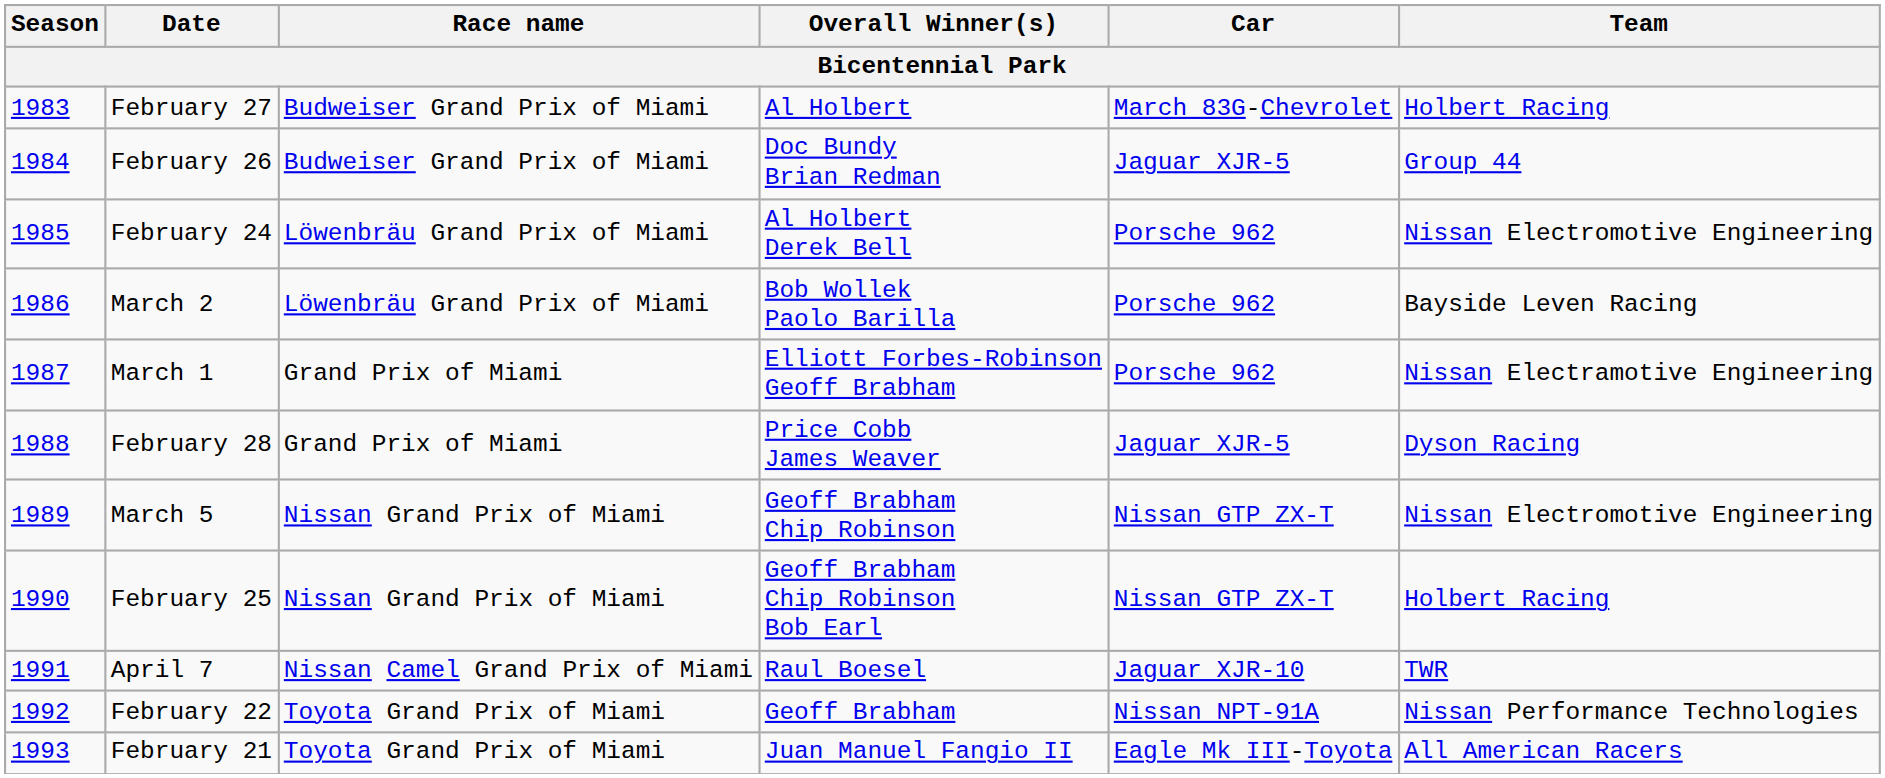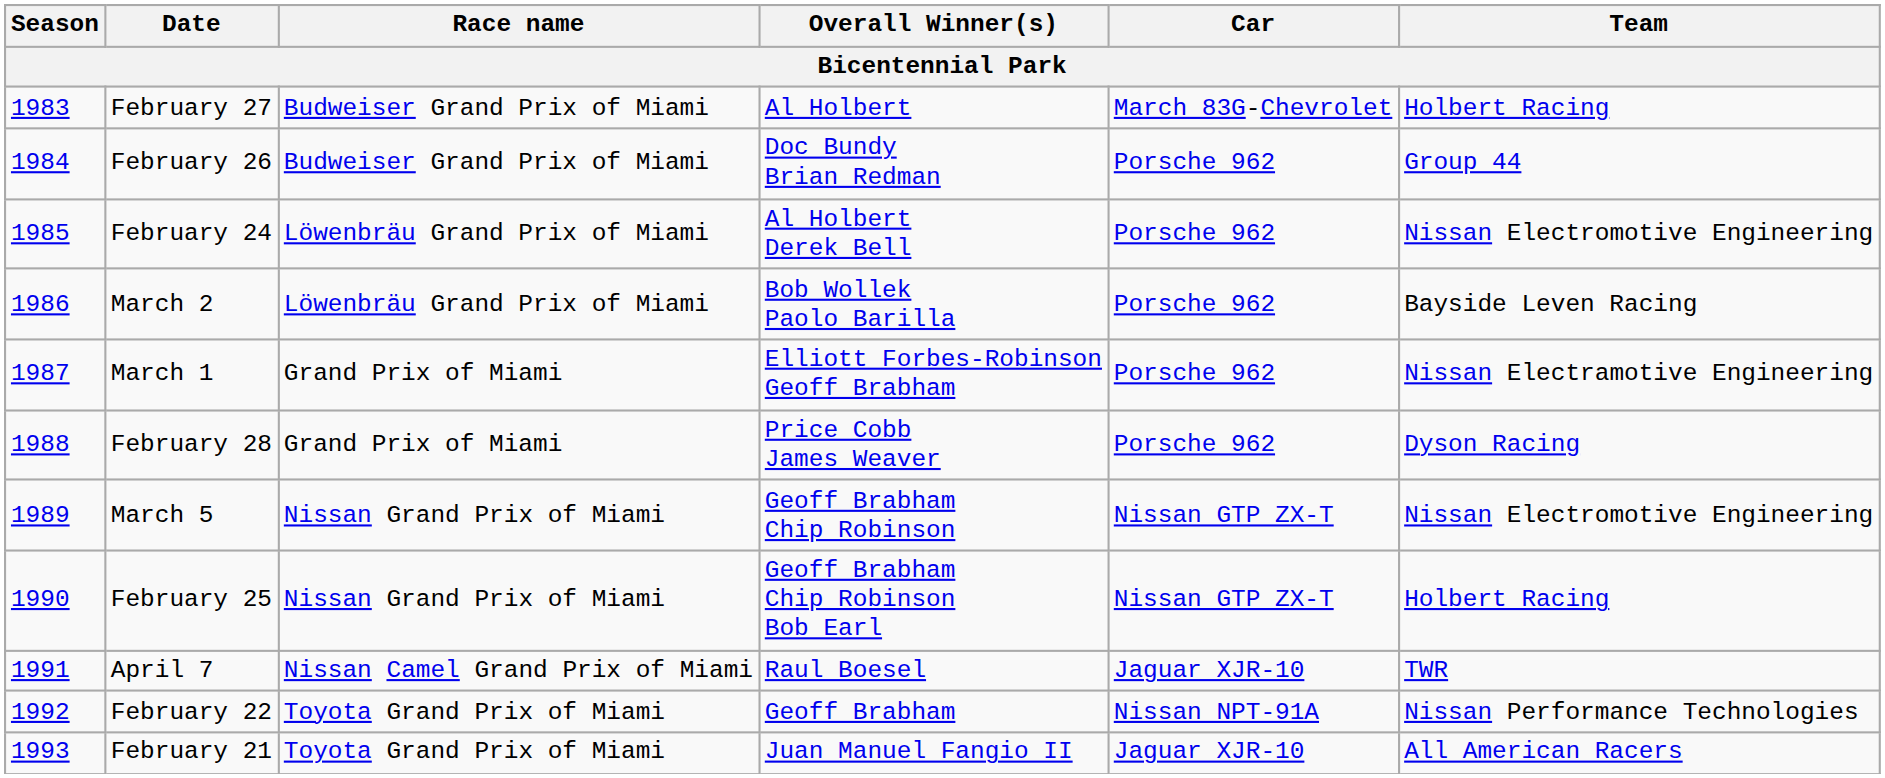(1202, 163) Jaguar XJR-5 -> (1194, 163) Porsche 962
(1202, 445) Jaguar XJR-5 -> (1194, 445) Porsche 962
(1253, 752) Eagle Mk III-Toyota -> (1209, 752) Jaguar XJR-10
